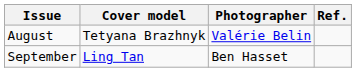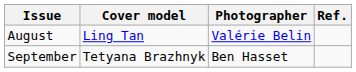(144, 36) Tetyana Brazhnyk -> (113, 36) Ling Tan
(113, 56) Ling Tan -> (144, 56) Tetyana Brazhnyk
